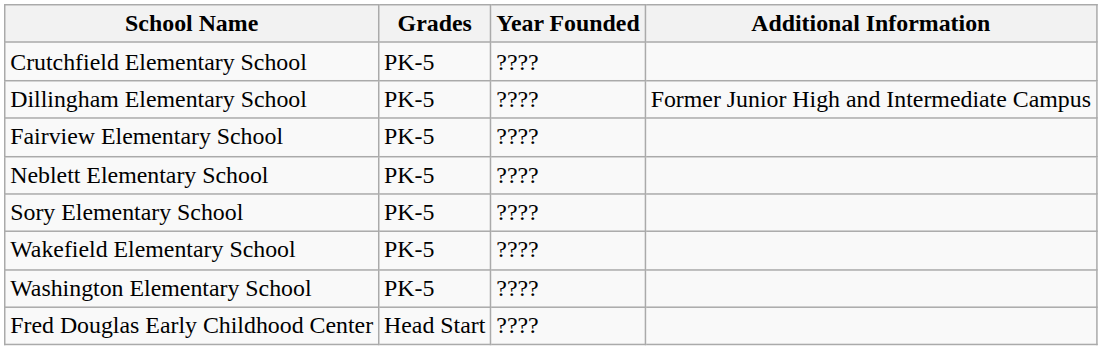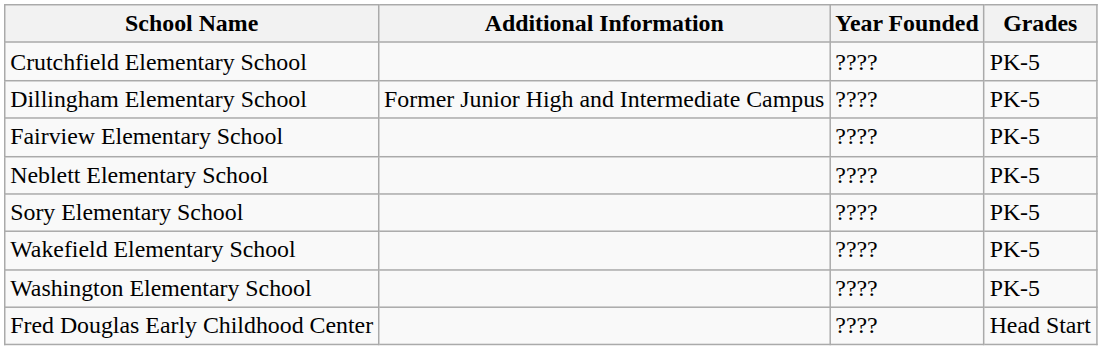columns swapped: (435, 23) <-> (871, 23)
